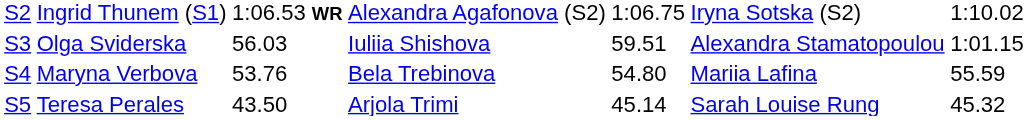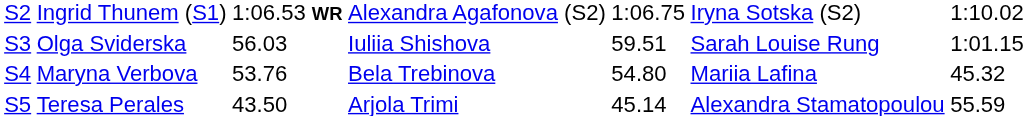(818, 43) Alexandra Stamatopoulou -> (785, 43) Sarah Louise Rung
(978, 74) 55.59 -> (978, 74) 45.32
(785, 104) Sarah Louise Rung -> (818, 104) Alexandra Stamatopoulou
(978, 104) 45.32 -> (978, 104) 55.59
